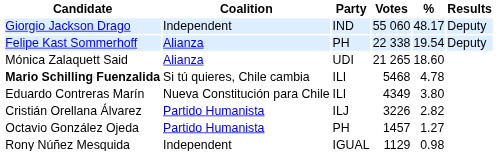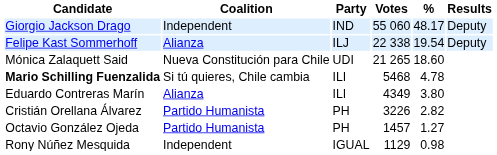(341, 43) PH -> (341, 43) ILJ
(183, 60) Alianza -> (246, 60) Nueva Constitución para Chile
(246, 94) Nueva Constitución para Chile -> (183, 94) Alianza
(341, 110) ILJ -> (341, 110) PH
